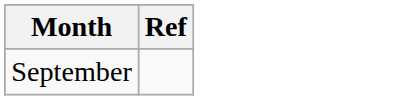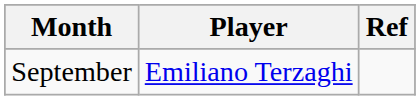+ column: (249, 26)
